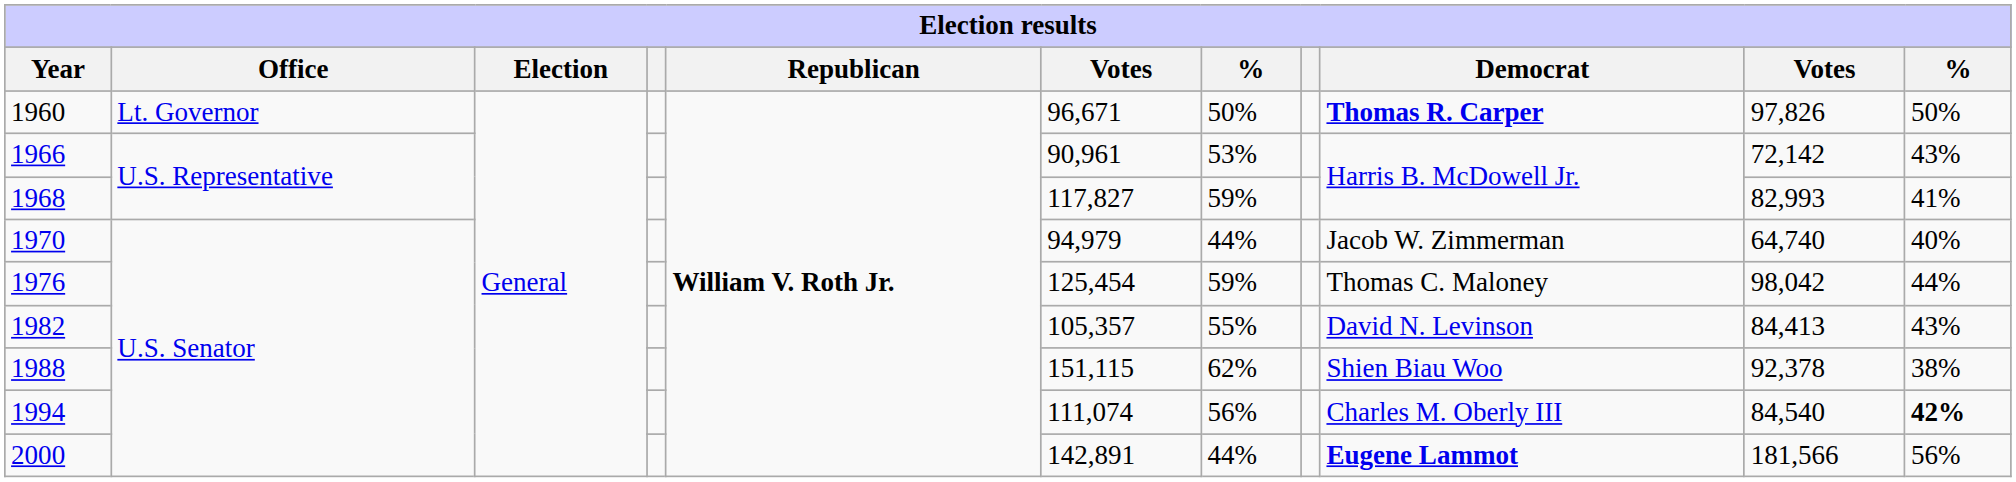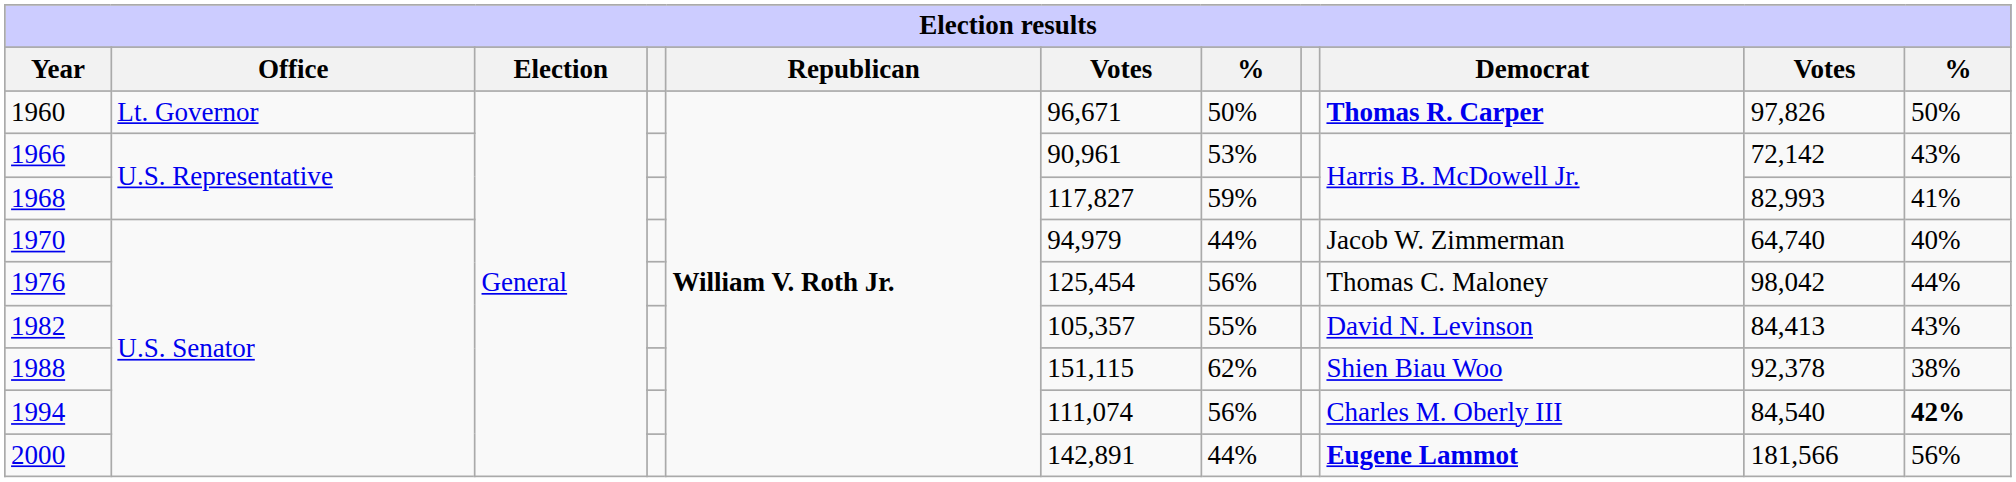(1232, 283) 59% -> (1232, 283) 56%
